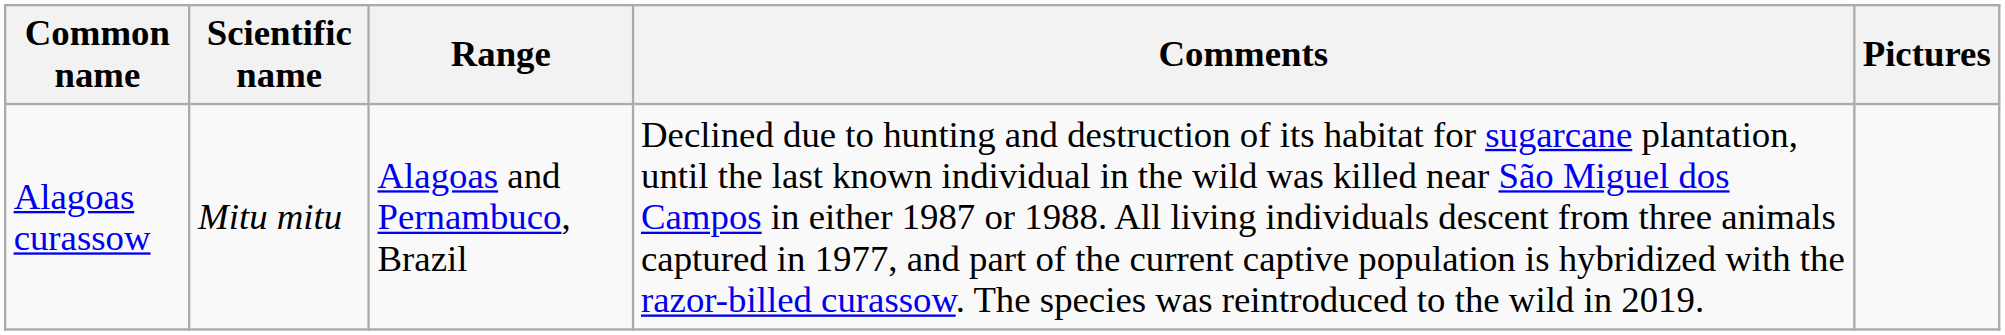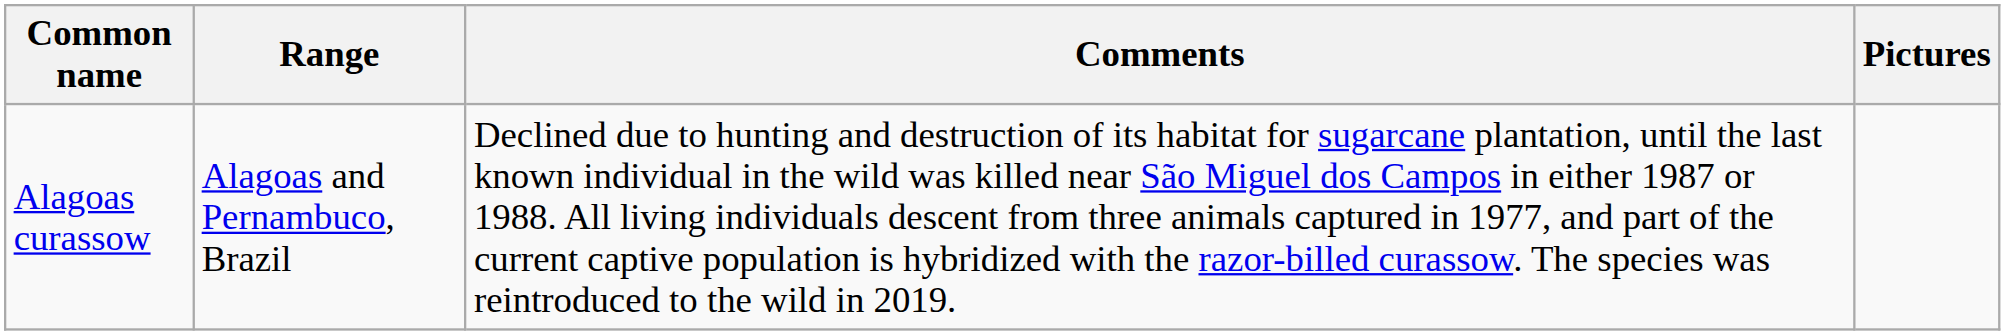- column: (279, 54)
